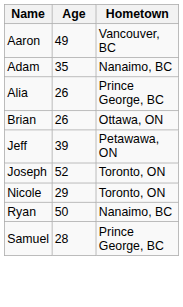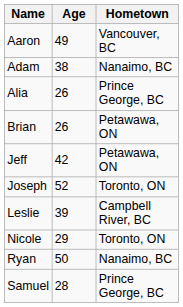(62, 67) 35 -> (62, 67) 38
(131, 120) Ottawa, ON -> (129, 127) Petawawa, ON
(62, 146) 39 -> (62, 160) 42
+ row: (23, 213)
